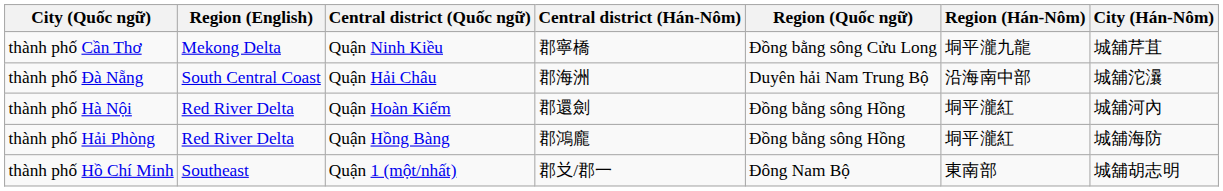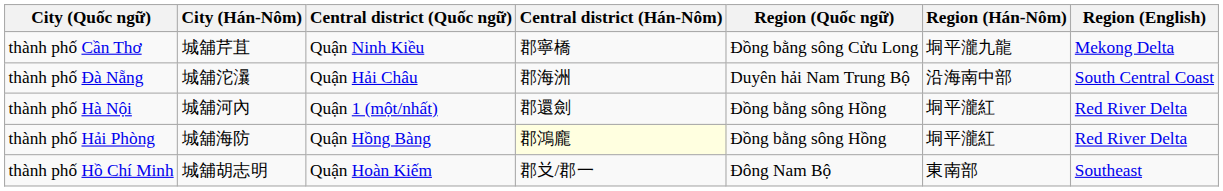columns swapped: (1154, 18) <-> (251, 18)
(390, 108) Quận Hoàn Kiếm -> (374, 108) Quận 1 (một/nhất)
(565, 138) no background -> (546, 138) lightyellow background
(393, 170) Quận 1 (một/nhất) -> (371, 170) Quận Hoàn Kiếm
